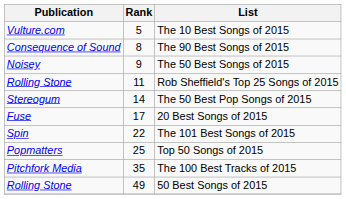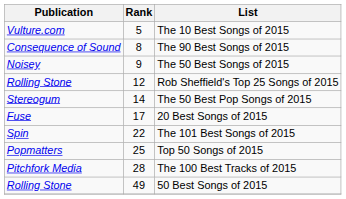(139, 82) 11 -> (139, 82) 12
(139, 168) 35 -> (139, 168) 28
